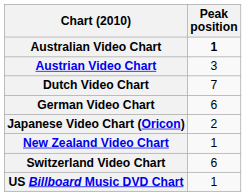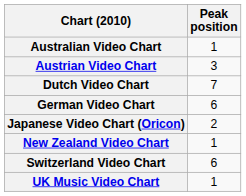(214, 47) bold -> (214, 47) normal
+ row: (96, 182)
- row: (96, 182)
